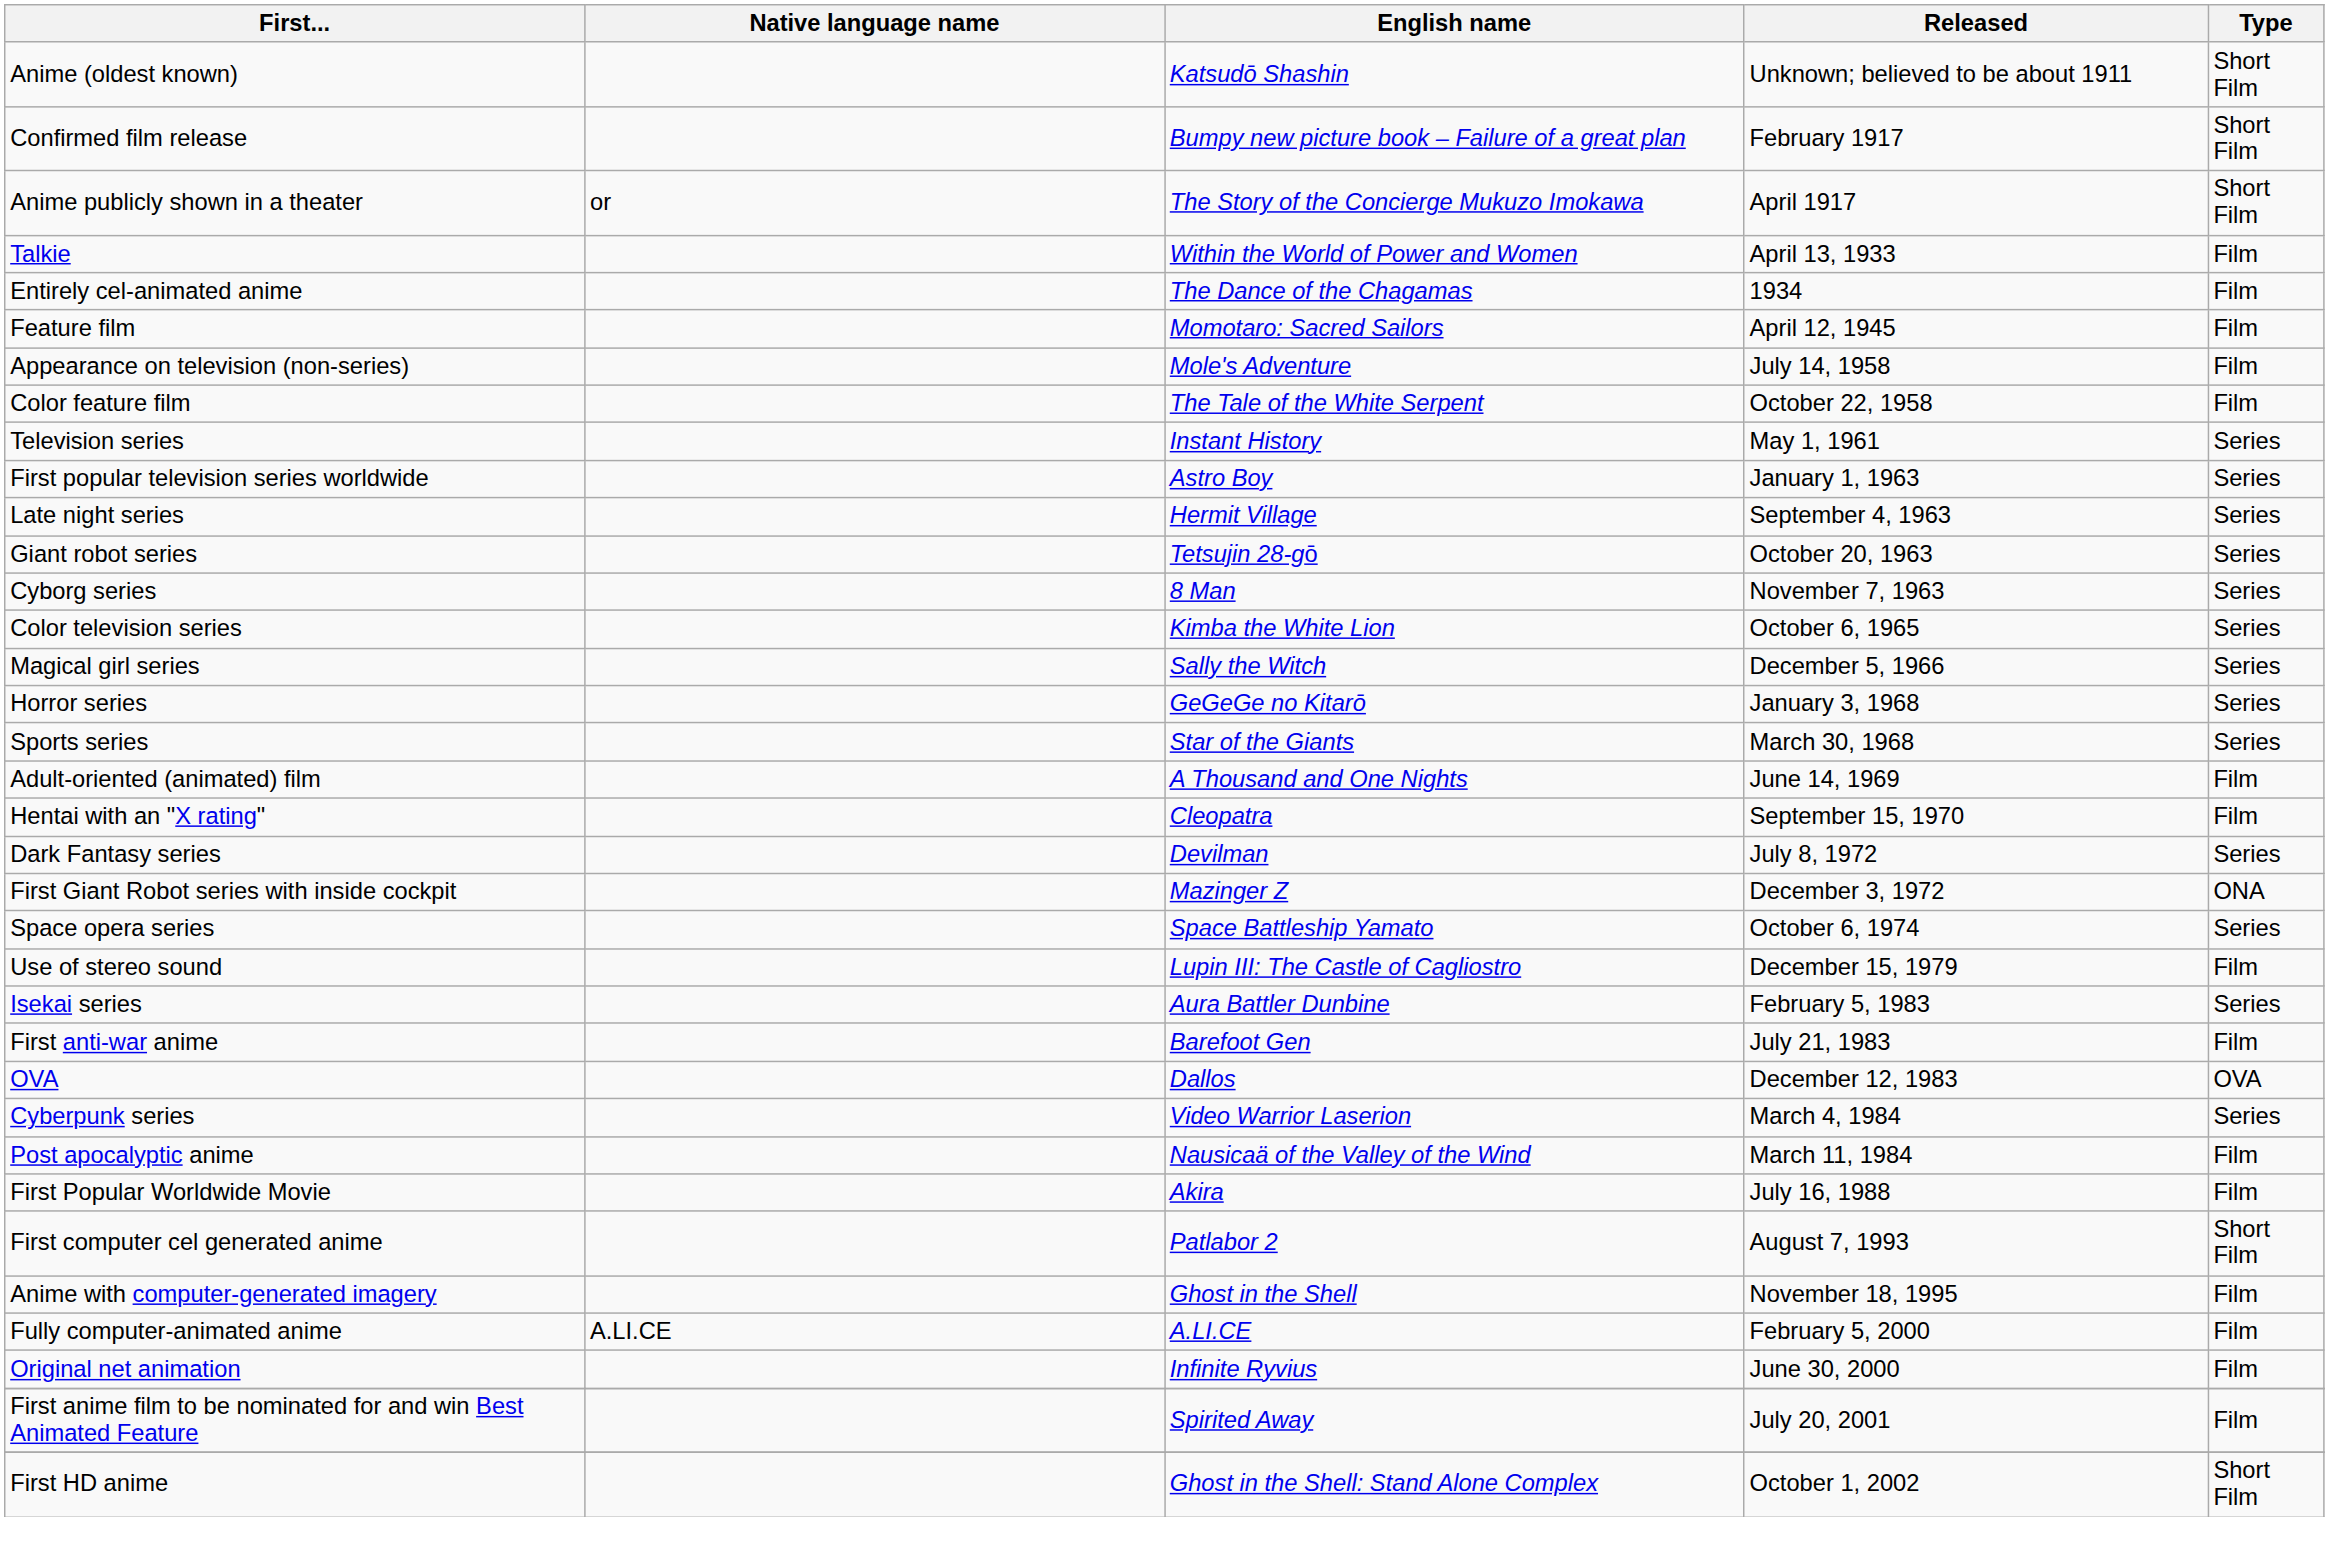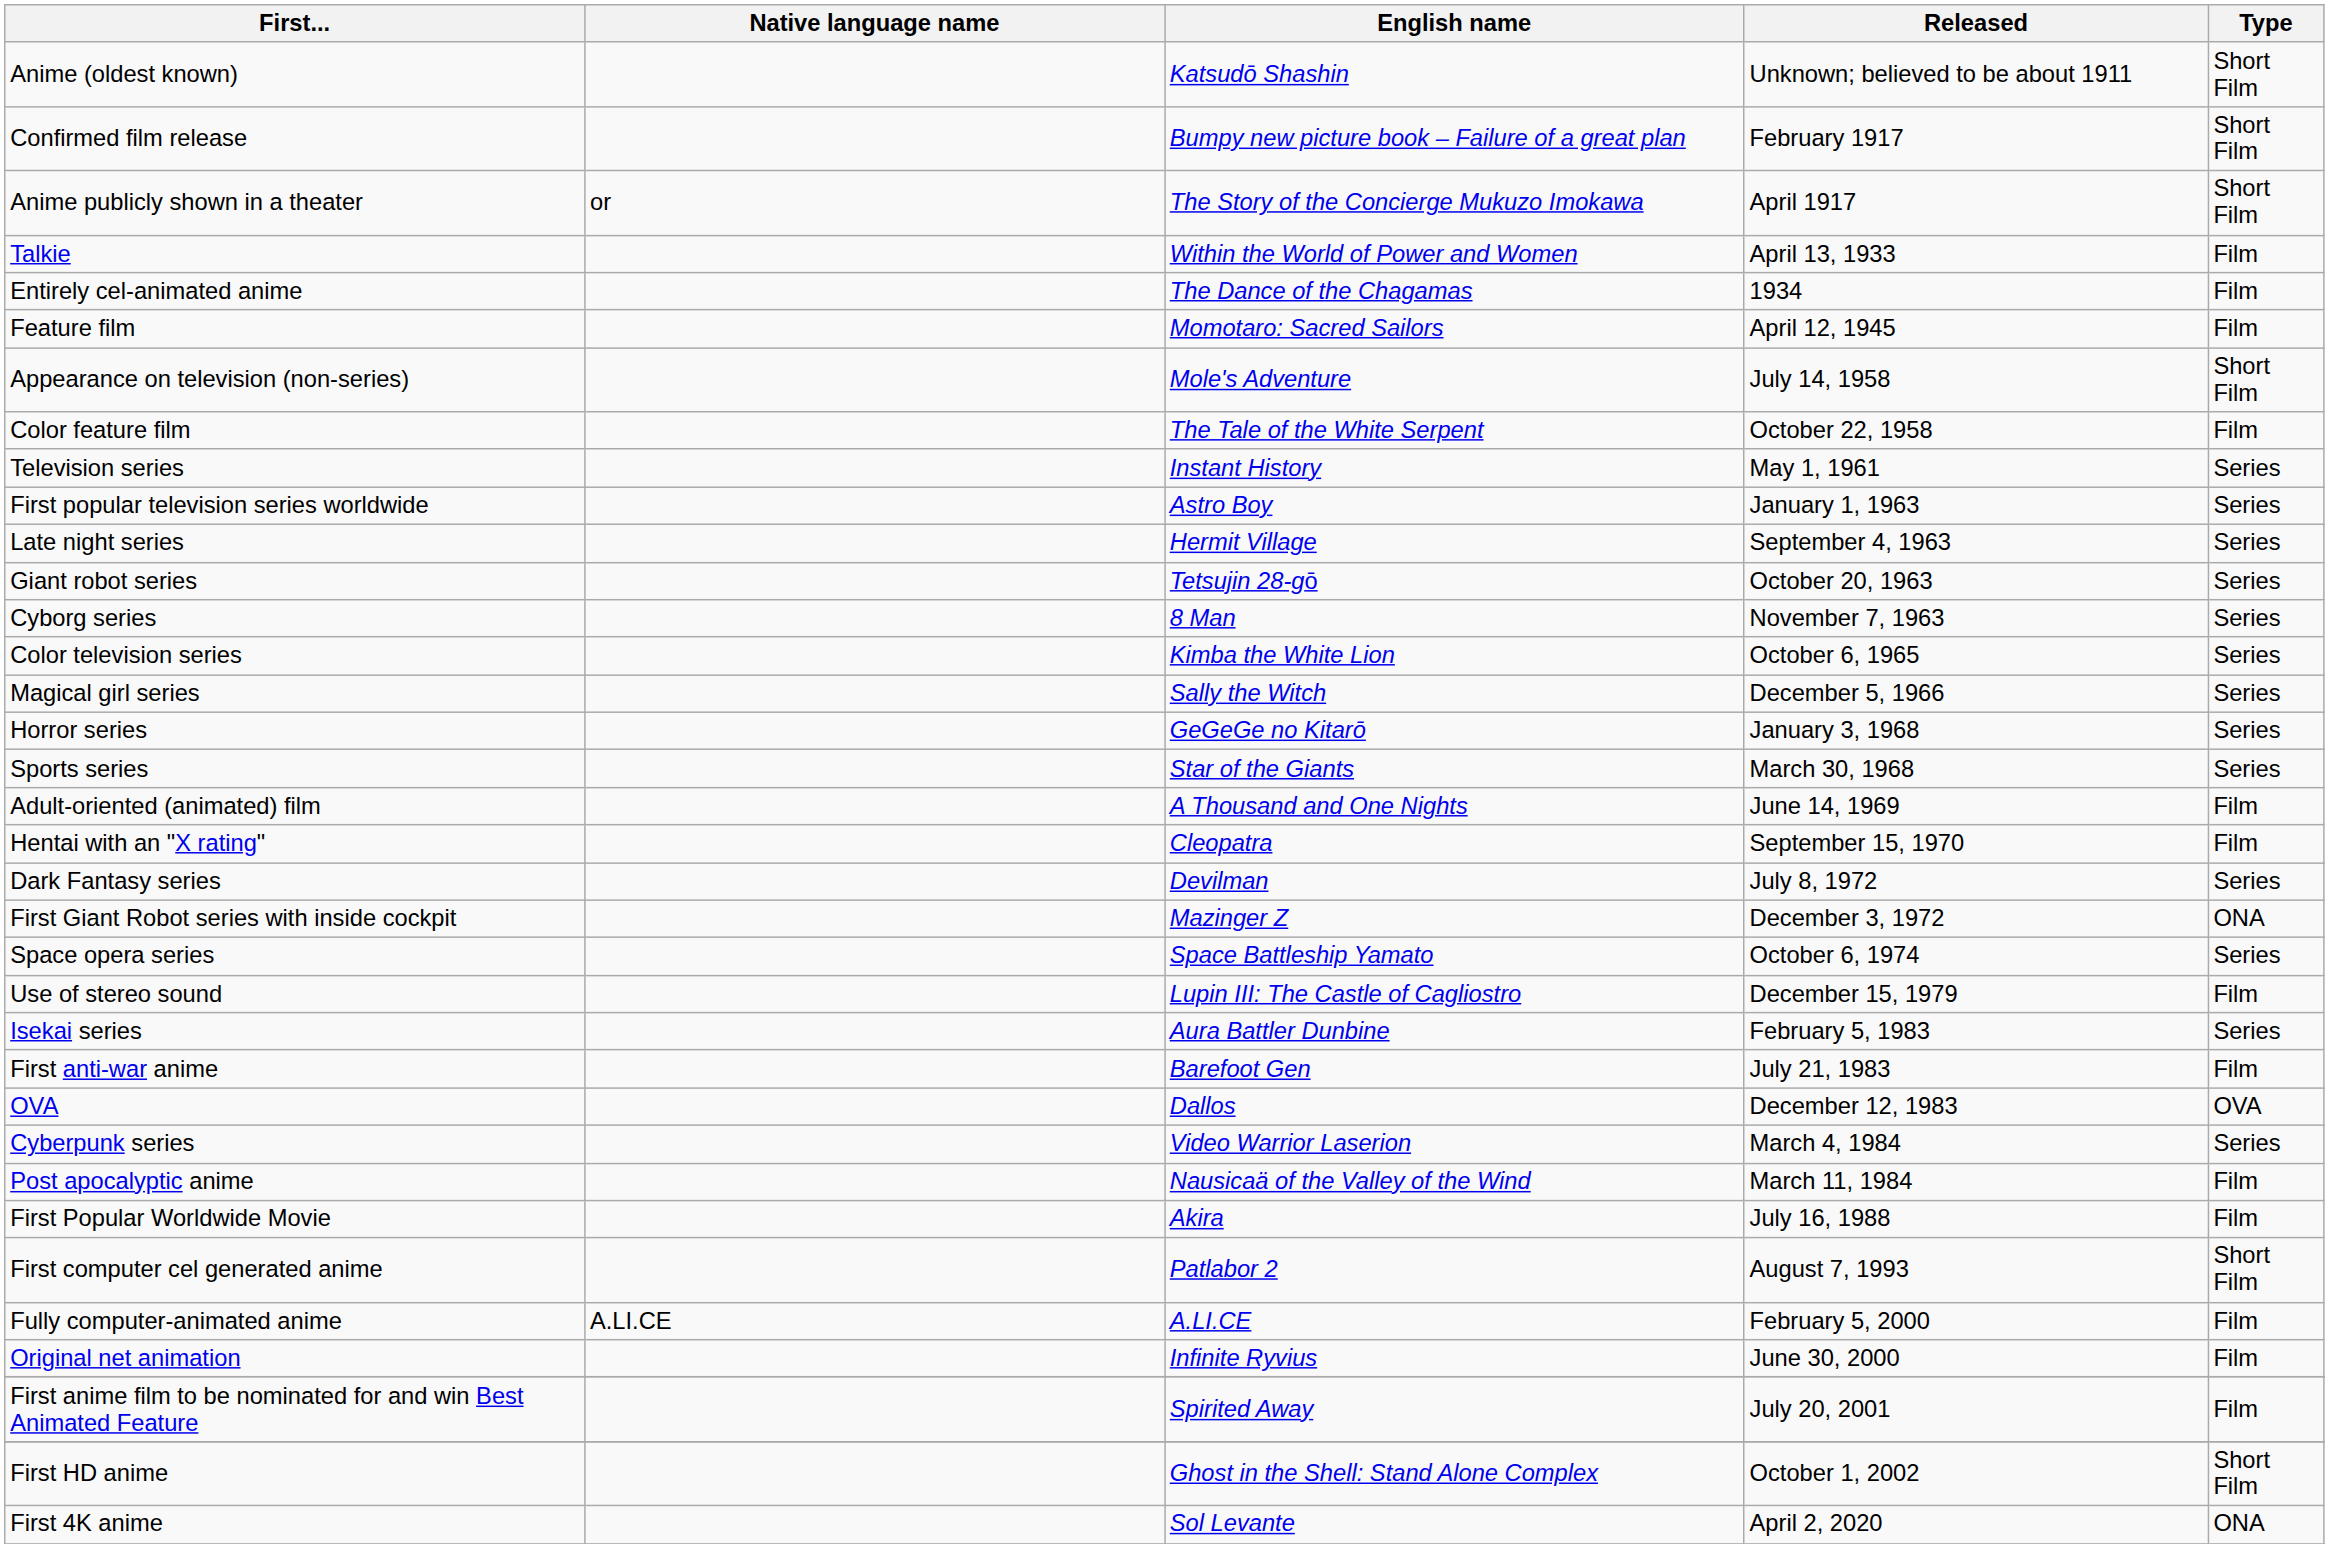(2236, 366) Film -> (2242, 379) Short Film
- row: (223, 1294)
+ row: (87, 1524)
